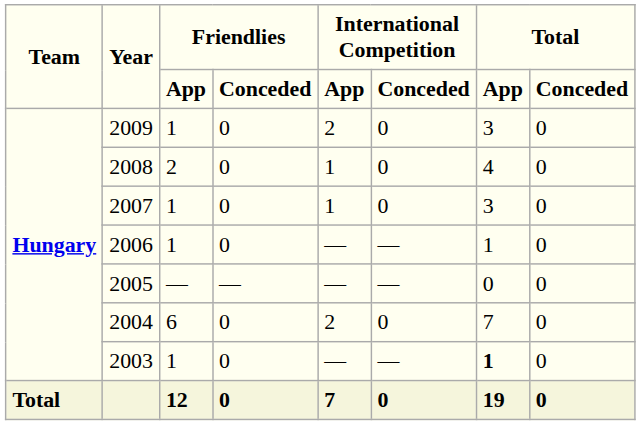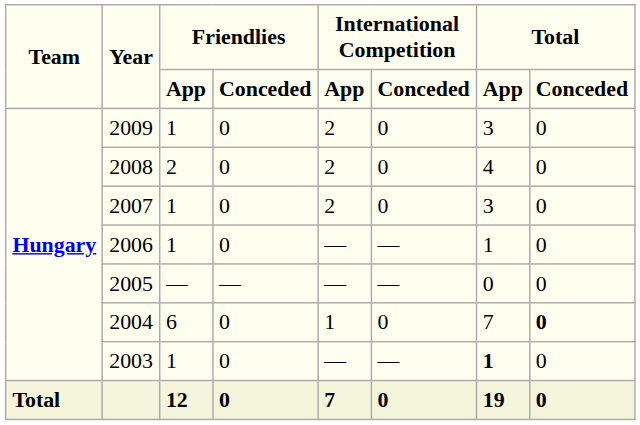(330, 166) 1 -> (330, 166) 2
(330, 205) 1 -> (330, 205) 2
(330, 322) 2 -> (330, 322) 1
(541, 322) normal -> (541, 322) bold
